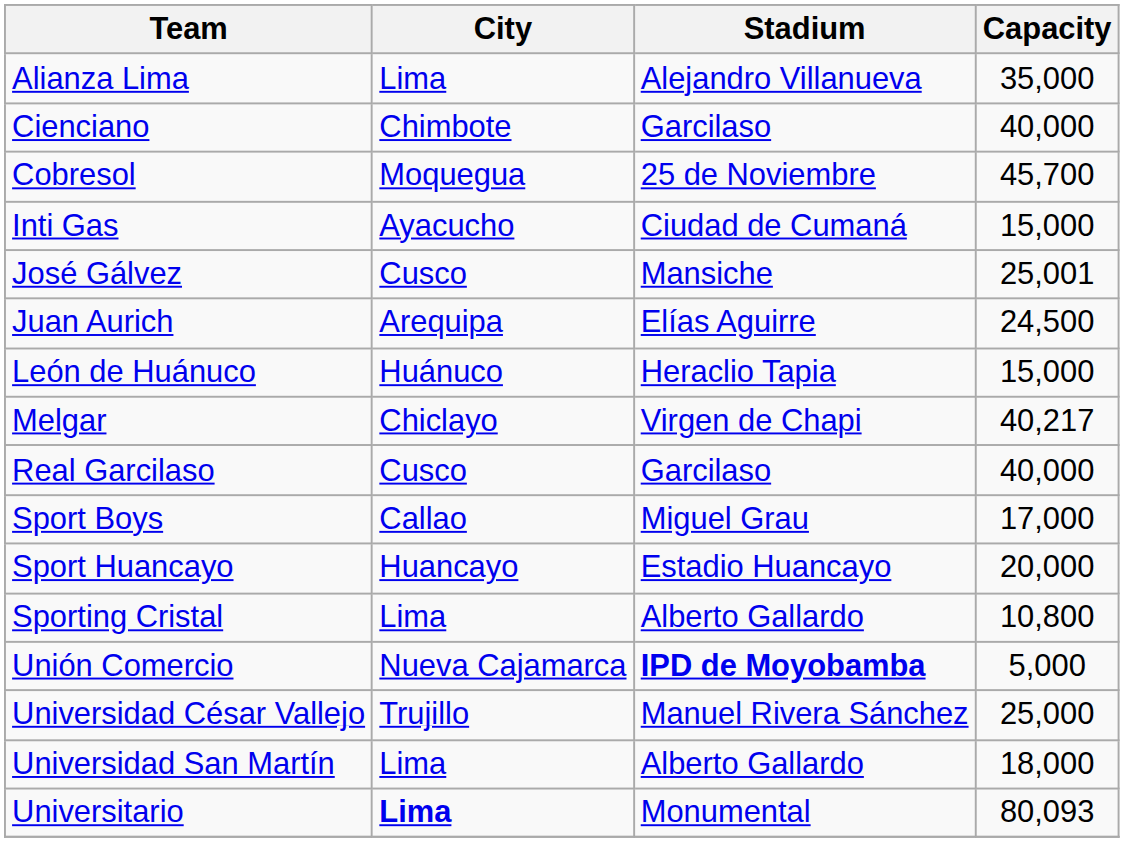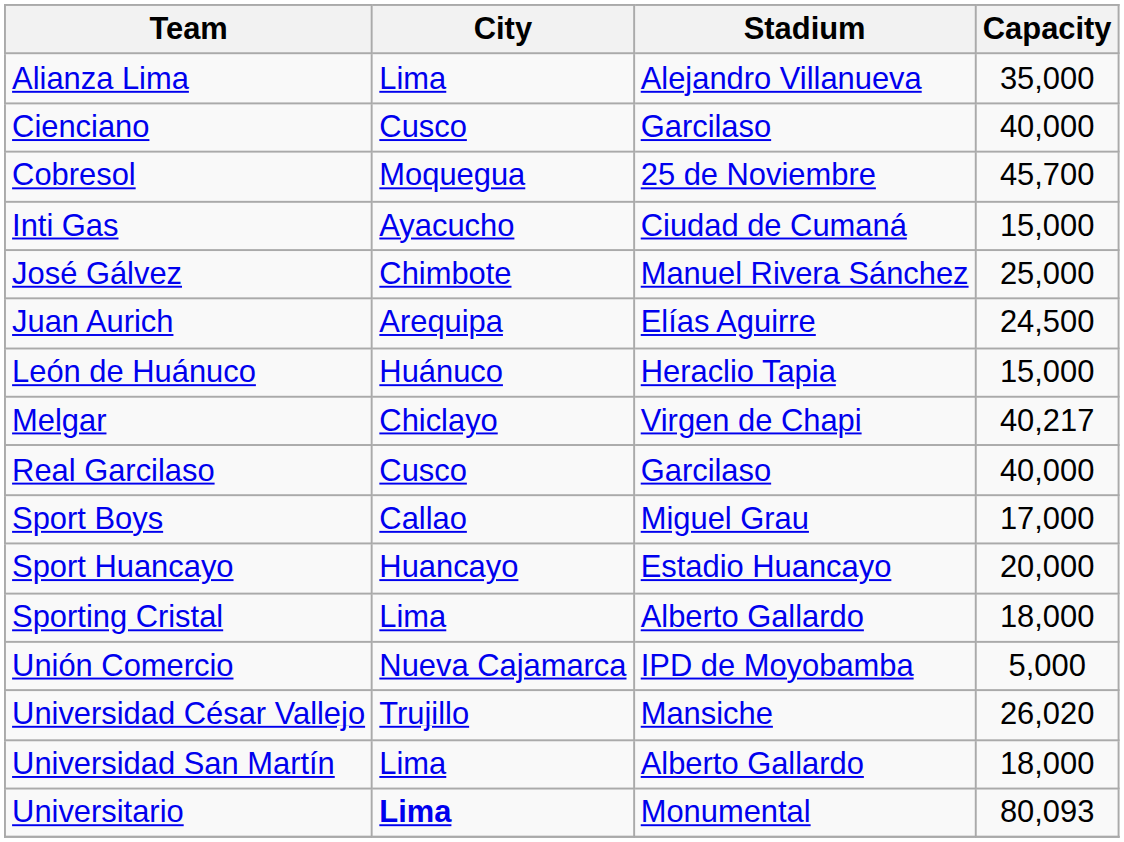(445, 126) Chimbote -> (423, 126) Cusco
(423, 273) Cusco -> (445, 273) Chimbote
(707, 273) Mansiche -> (805, 273) Manuel Rivera Sánchez
(1047, 273) 25,001 -> (1047, 273) 25,000
(1047, 616) 10,800 -> (1047, 616) 18,000
(783, 665) bold -> (777, 665) normal
(805, 714) Manuel Rivera Sánchez -> (707, 714) Mansiche
(1047, 714) 25,000 -> (1047, 714) 26,020
